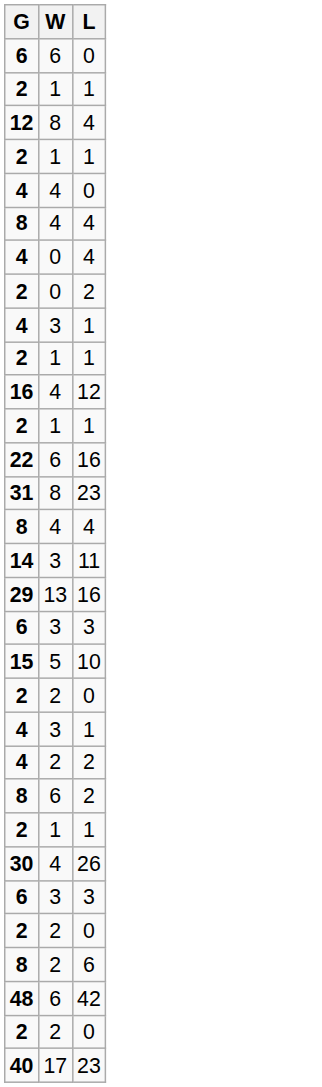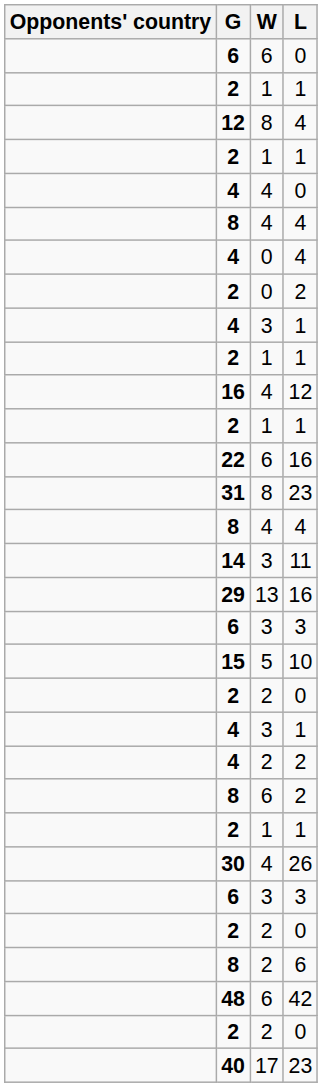+ column: (110, 22)
